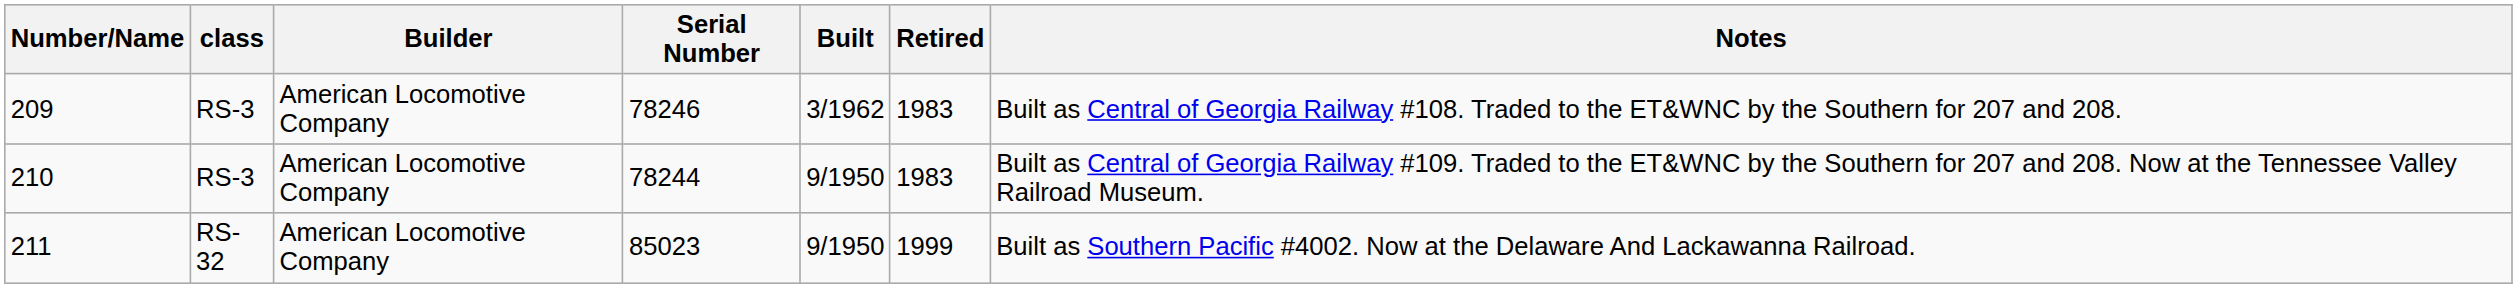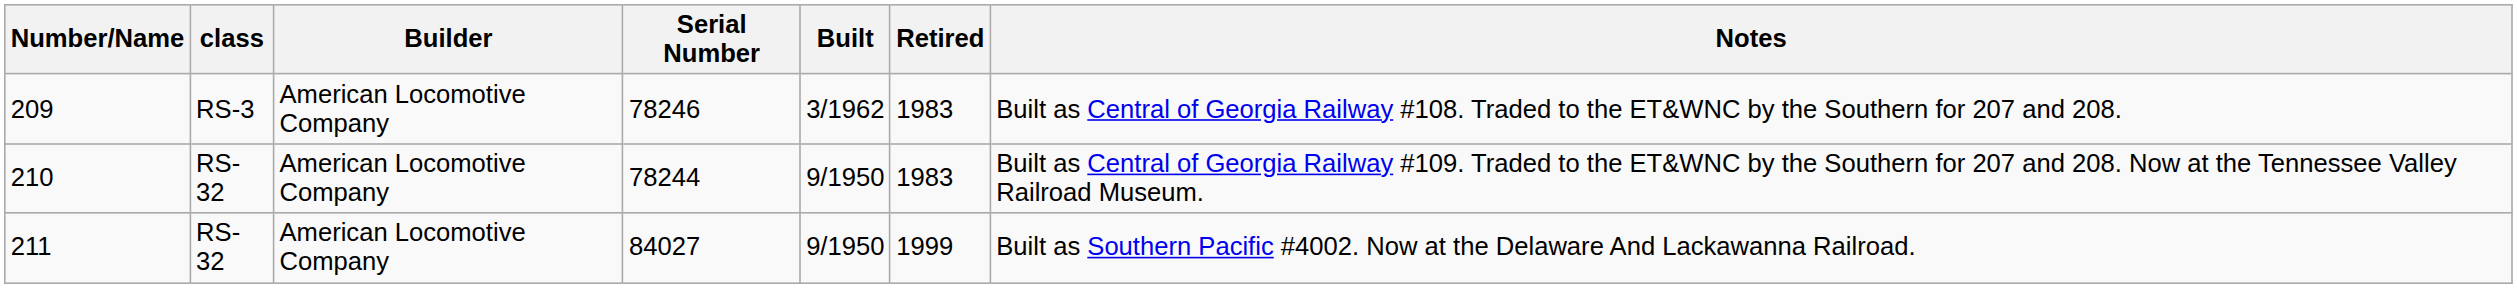(225, 178) RS-3 -> (218, 178) RS-32
(665, 247) 85023 -> (665, 247) 84027
